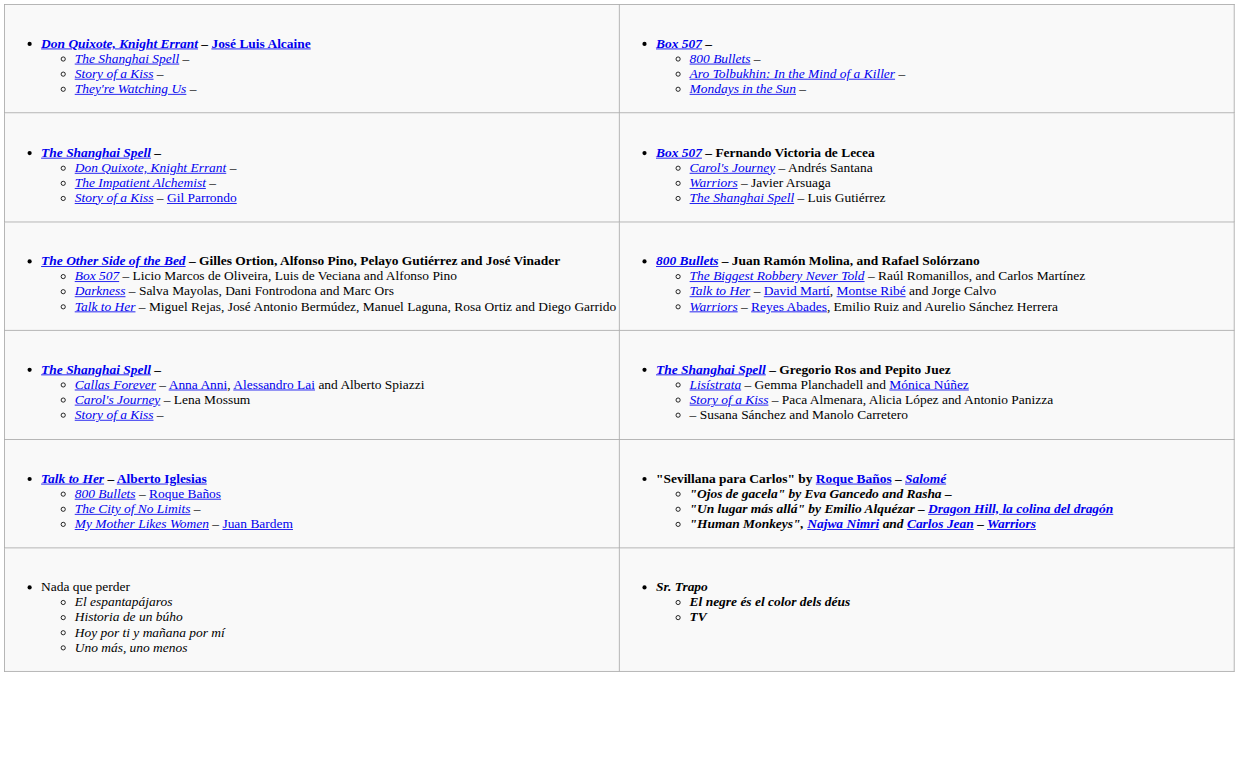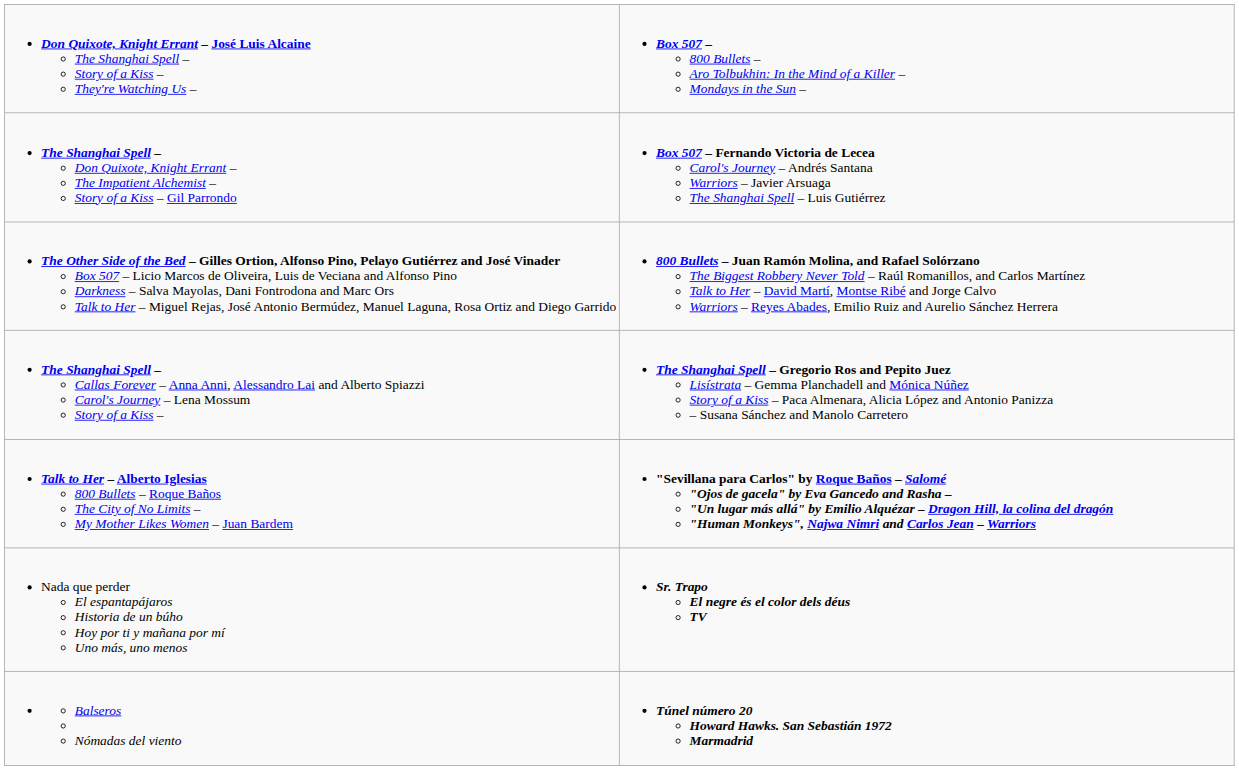+ row: (312, 726)
